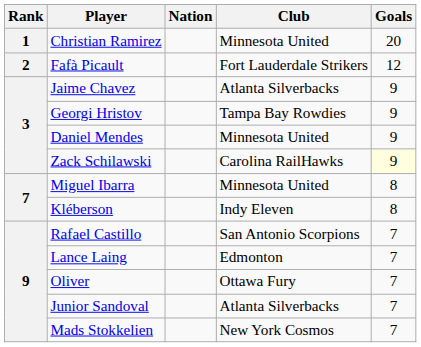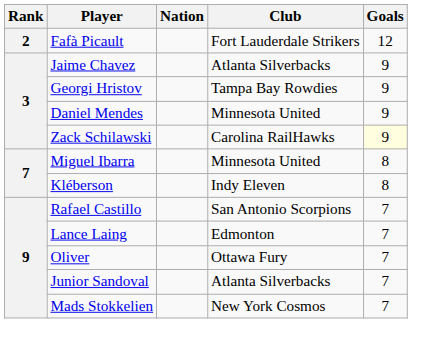- row: (106, 40)
